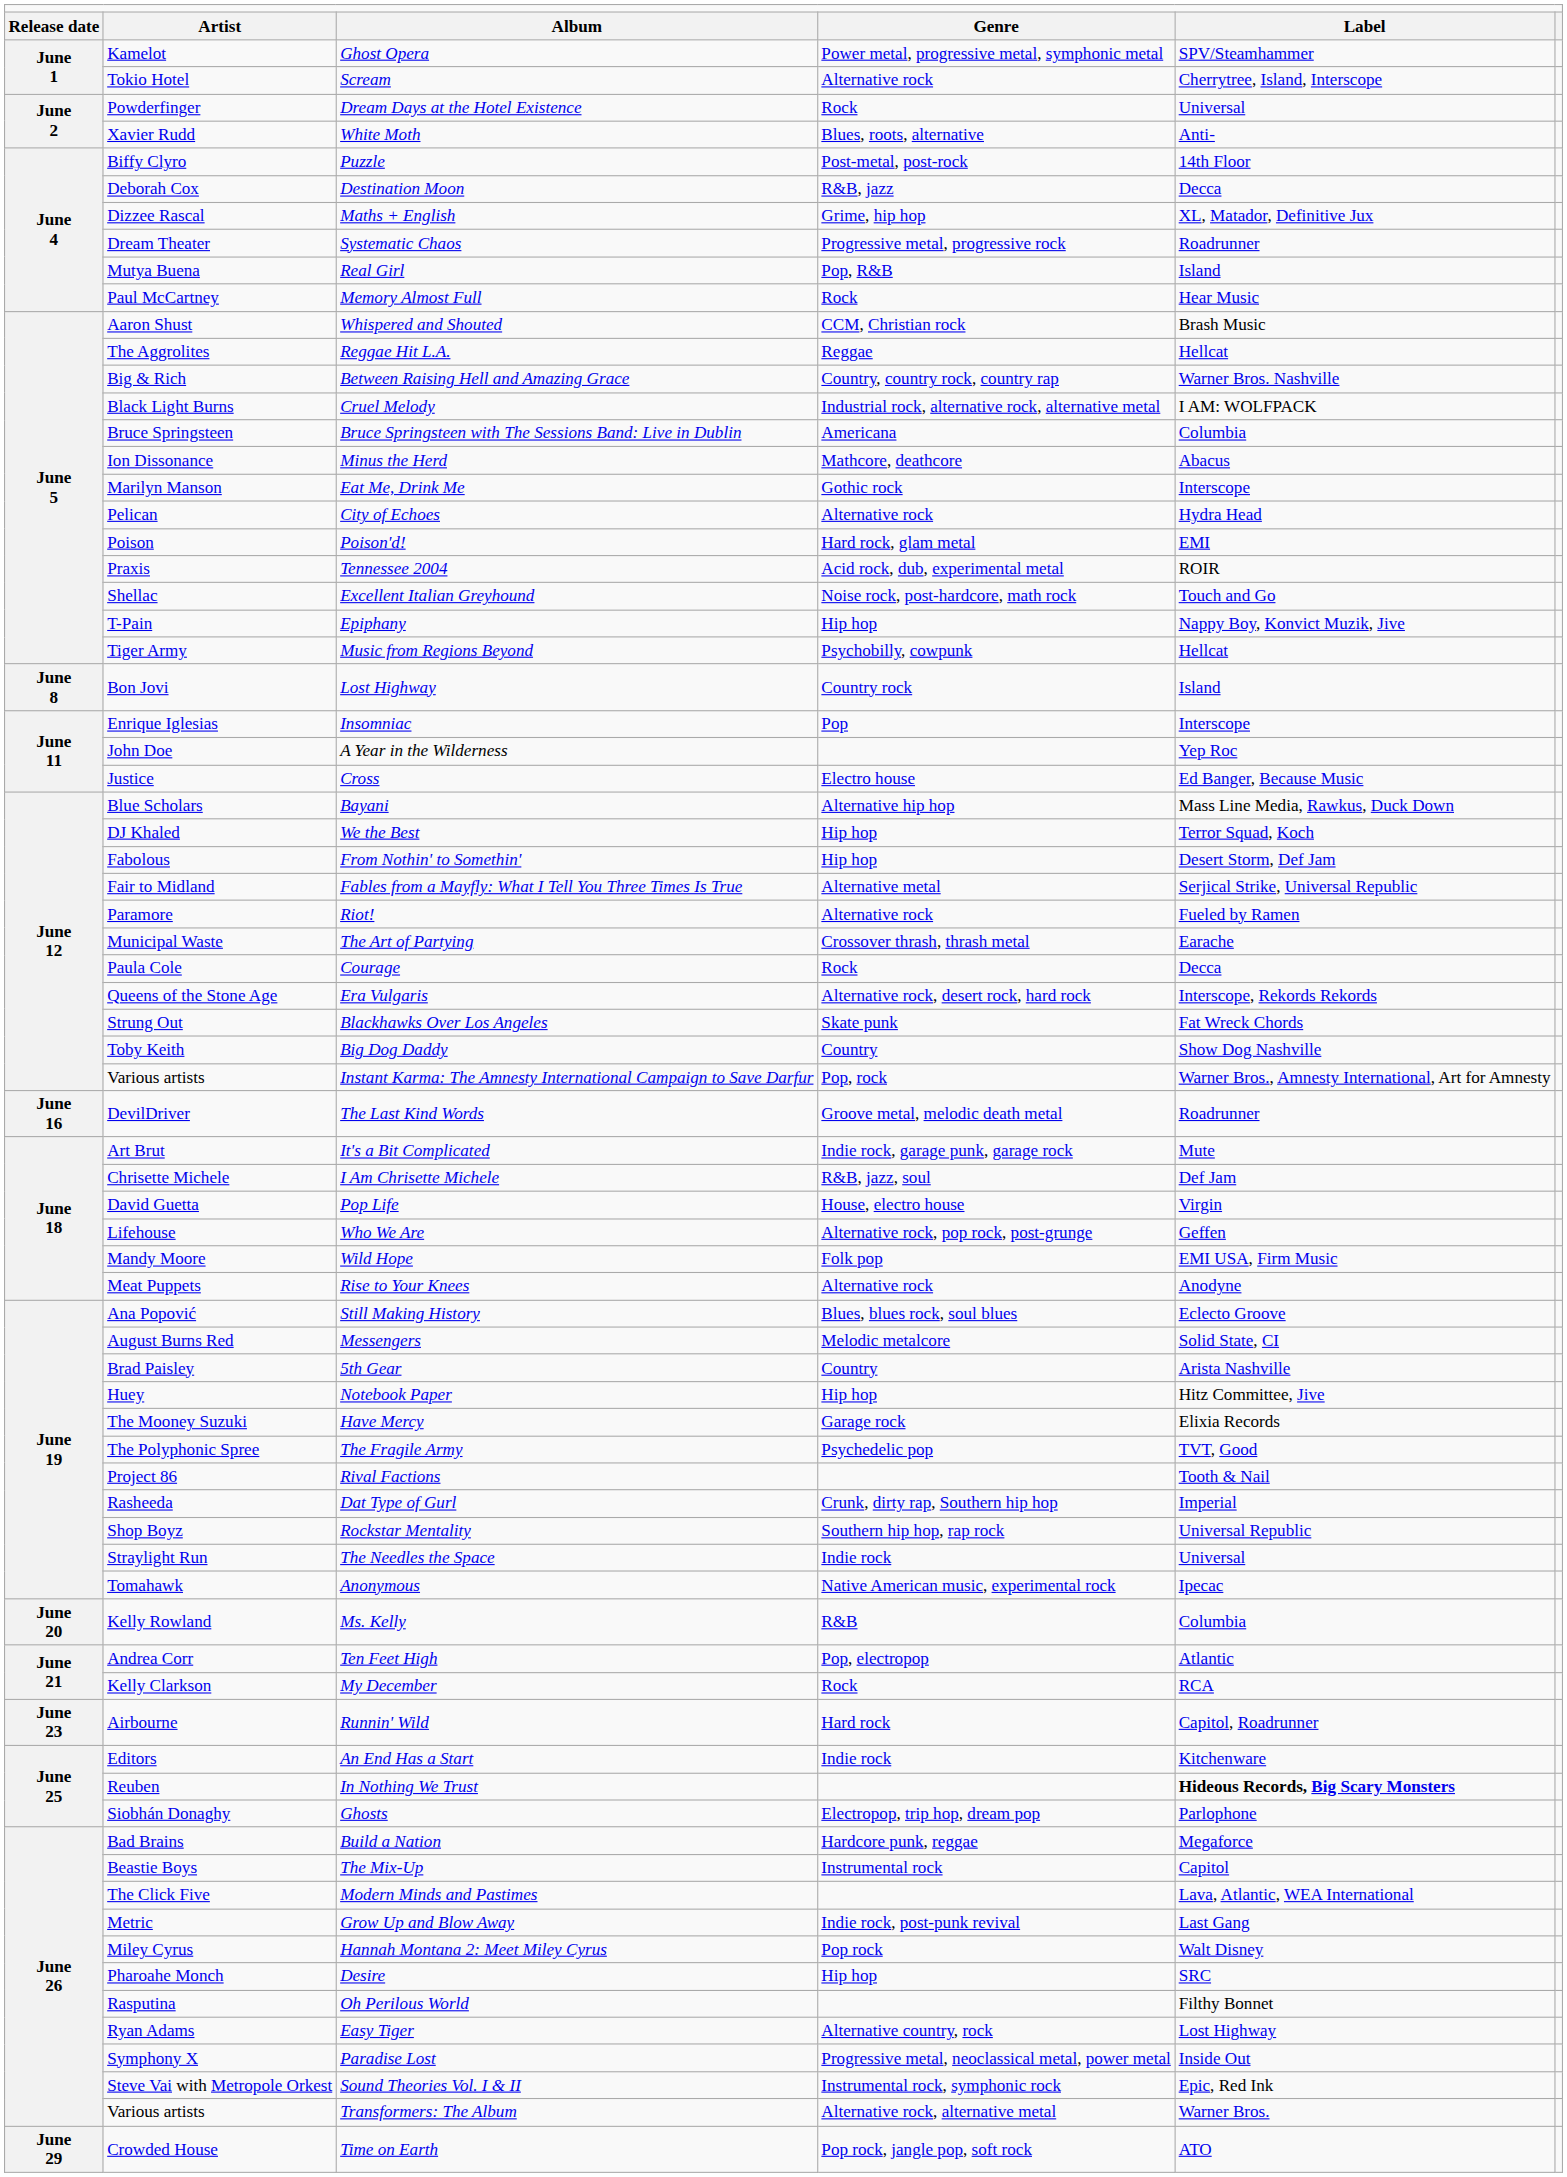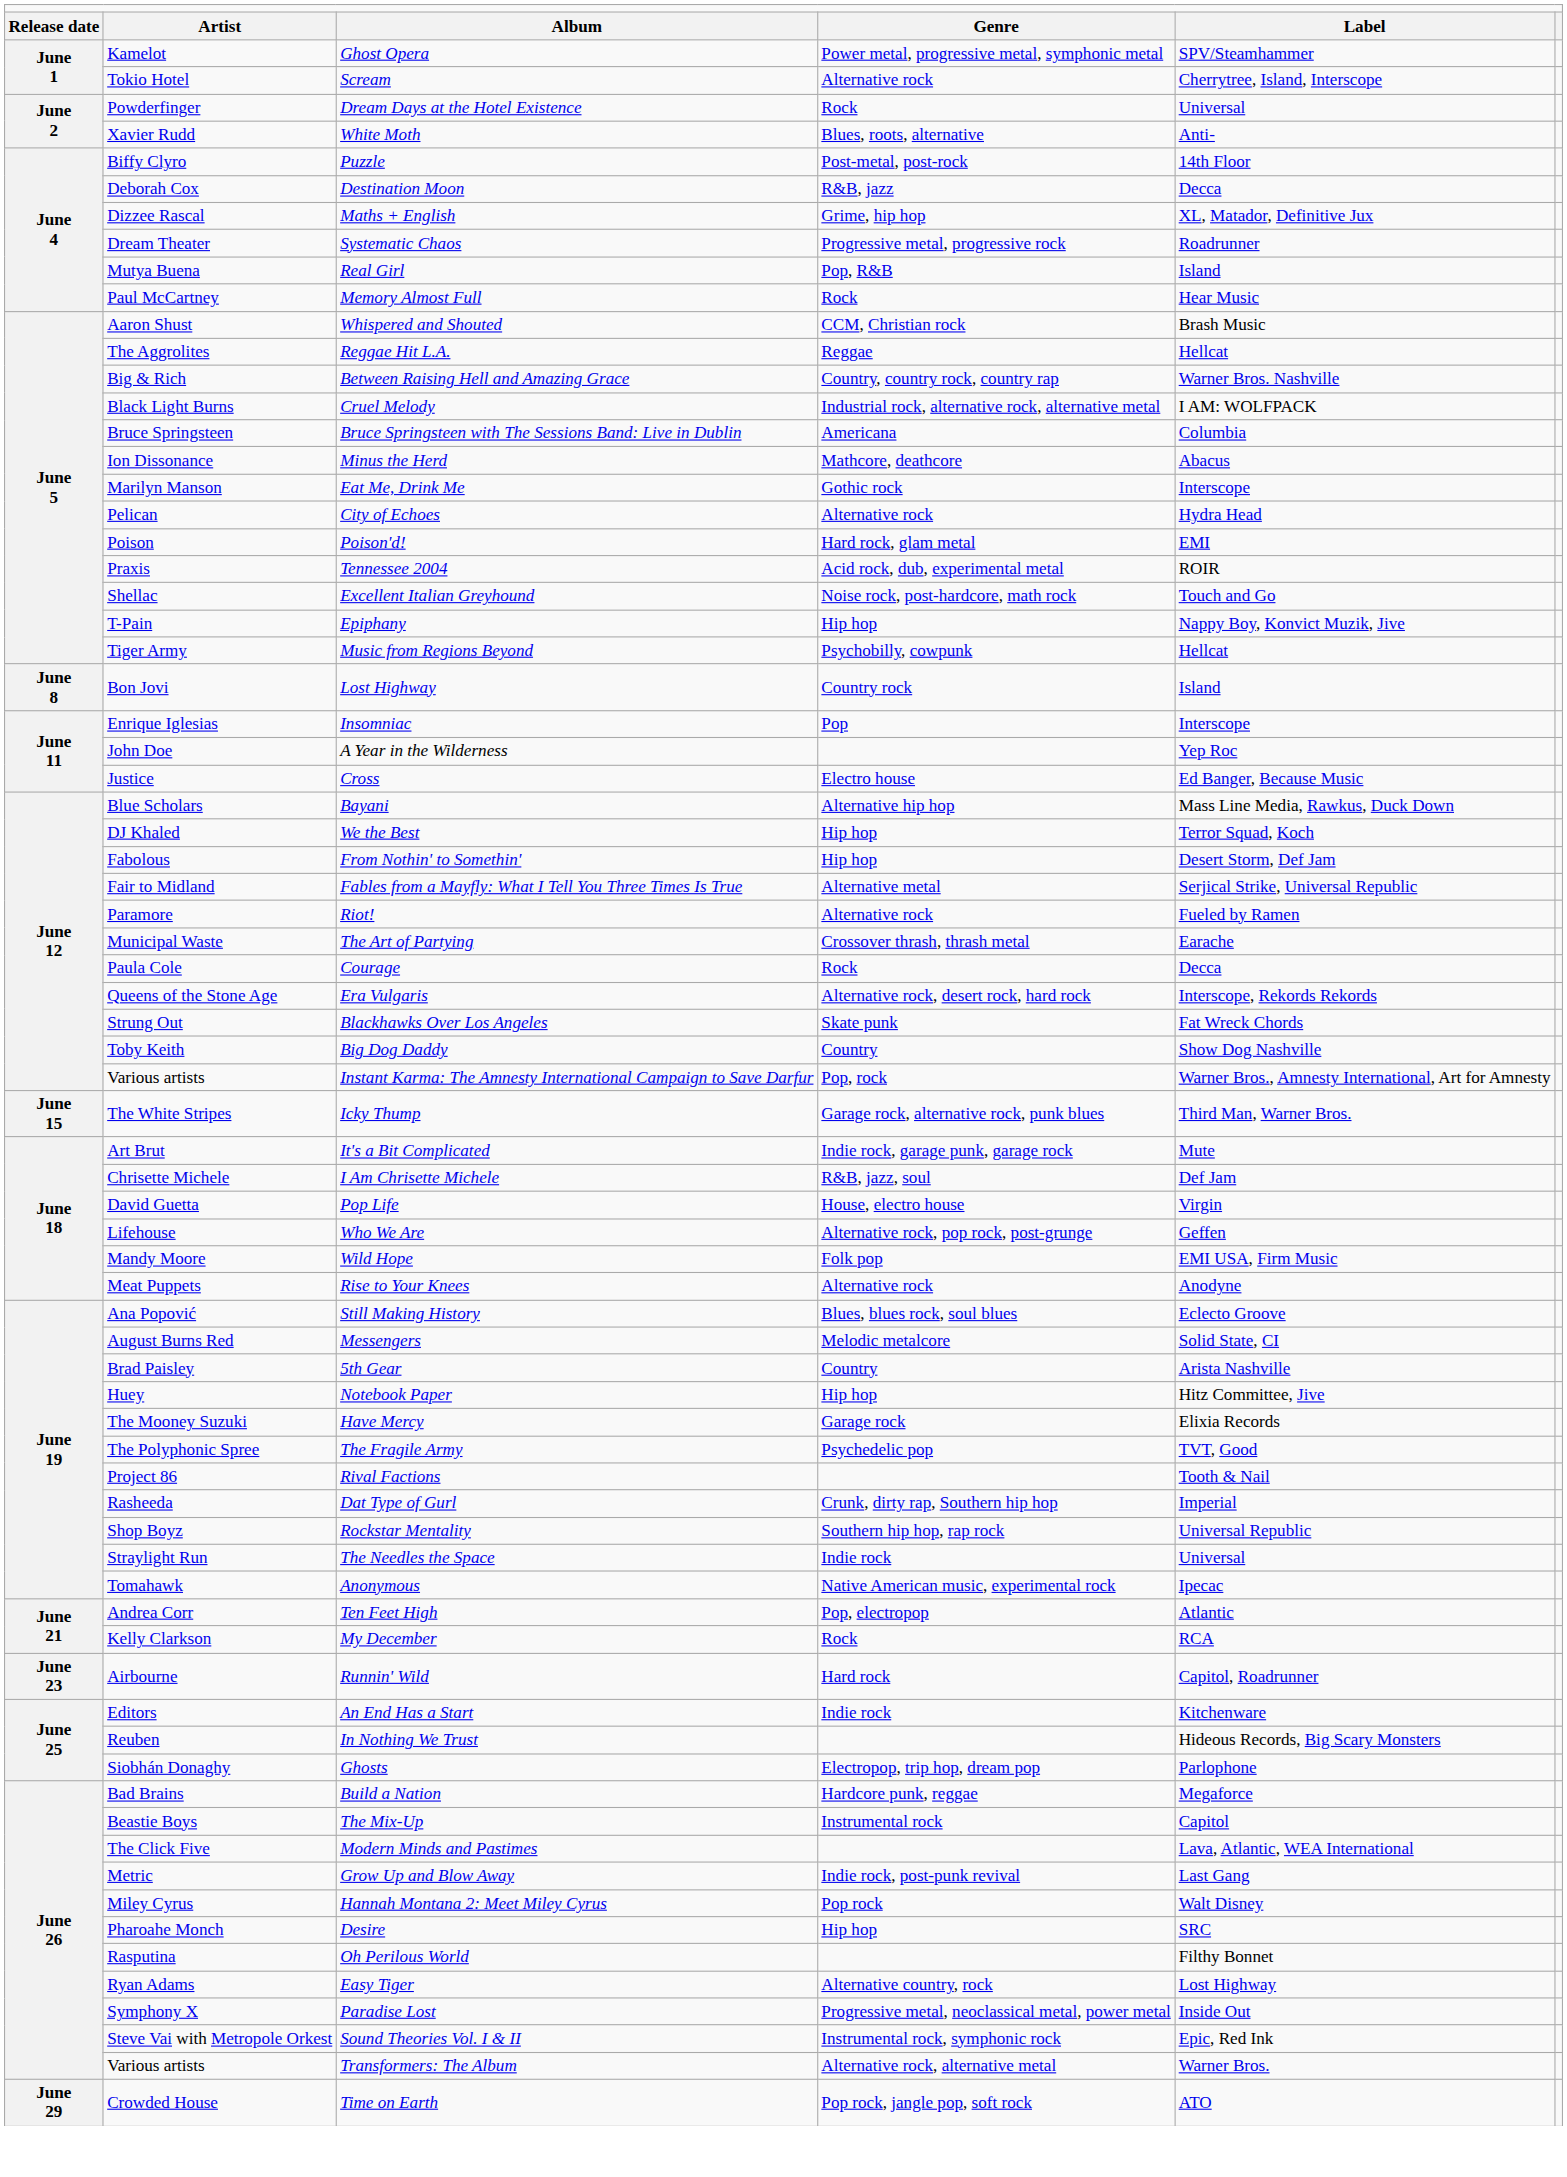+ row: (380, 1113)
- row: (412, 1113)
- row: (373, 1621)
(1317, 1786) bold -> (1310, 1739) normal
